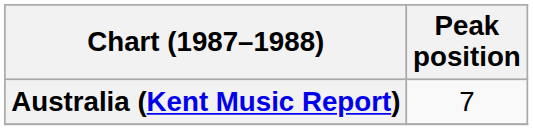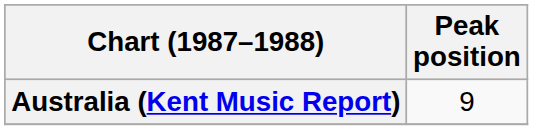(467, 101) 7 -> (467, 101) 9
